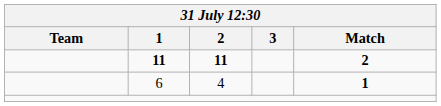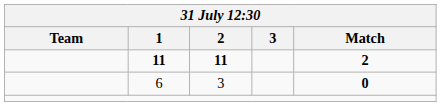(221, 83) 4 -> (221, 83) 3
(365, 83) 1 -> (365, 83) 0
